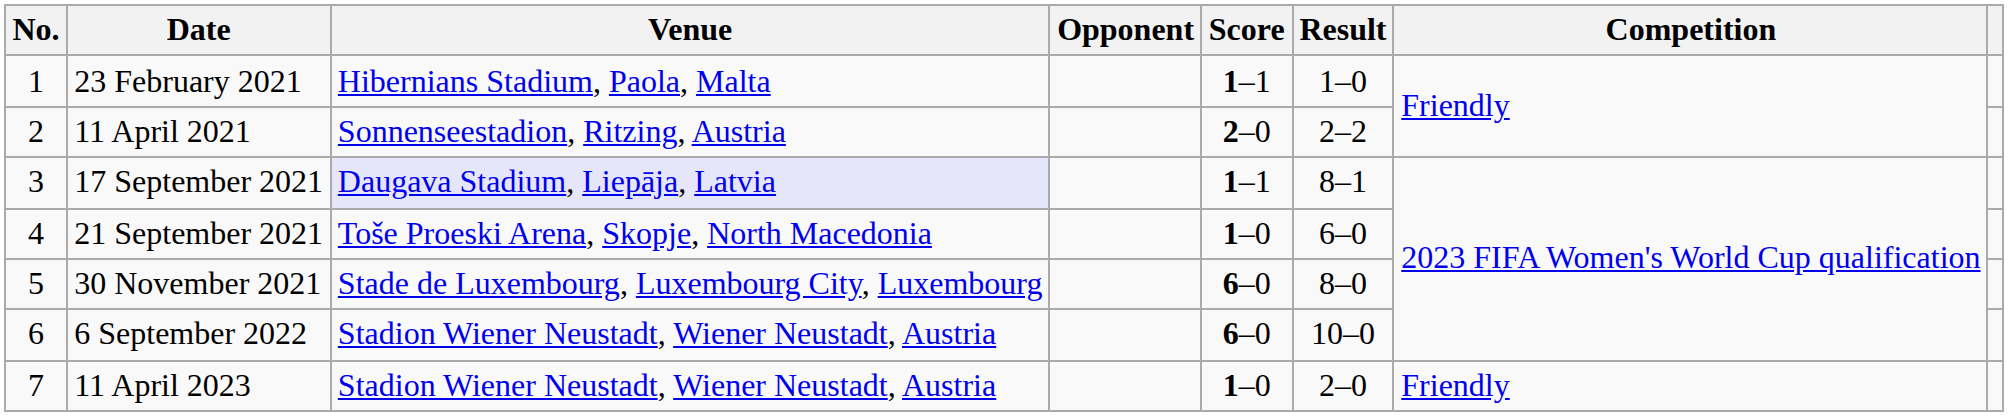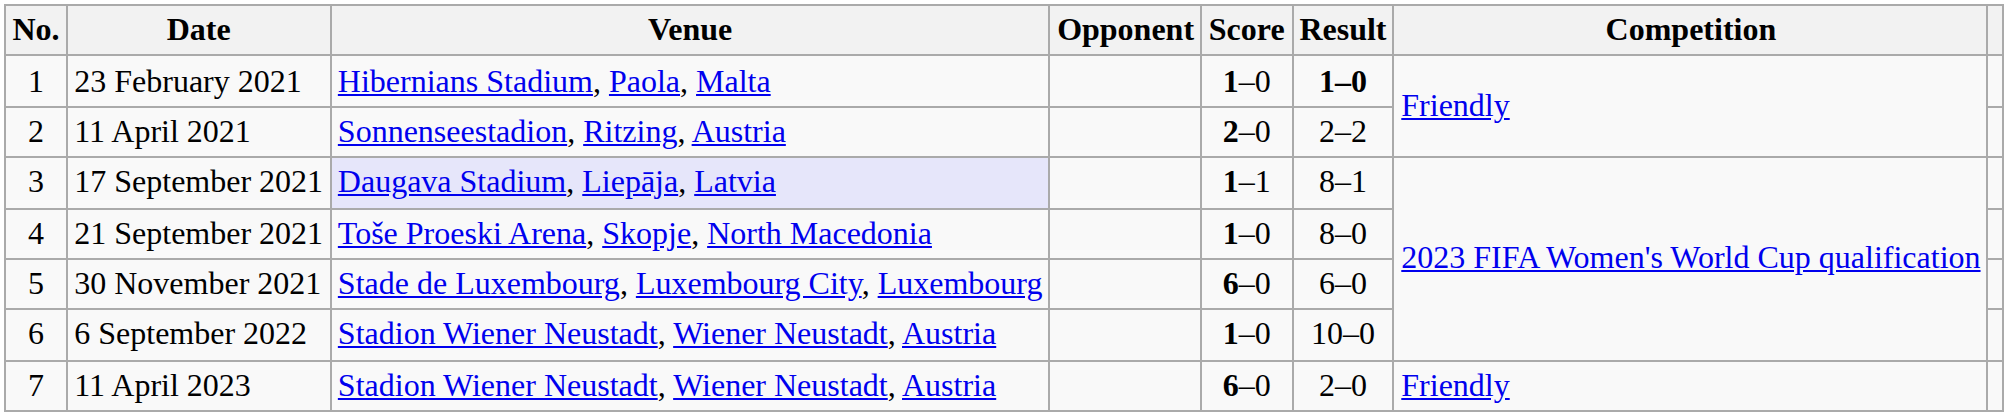(1247, 80) 1–1 -> (1247, 80) 1–0
(1343, 80) normal -> (1343, 80) bold
(1343, 232) 6–0 -> (1343, 232) 8–0
(1343, 283) 8–0 -> (1343, 283) 6–0
(1247, 334) 6–0 -> (1247, 334) 1–0
(1247, 385) 1–0 -> (1247, 385) 6–0
